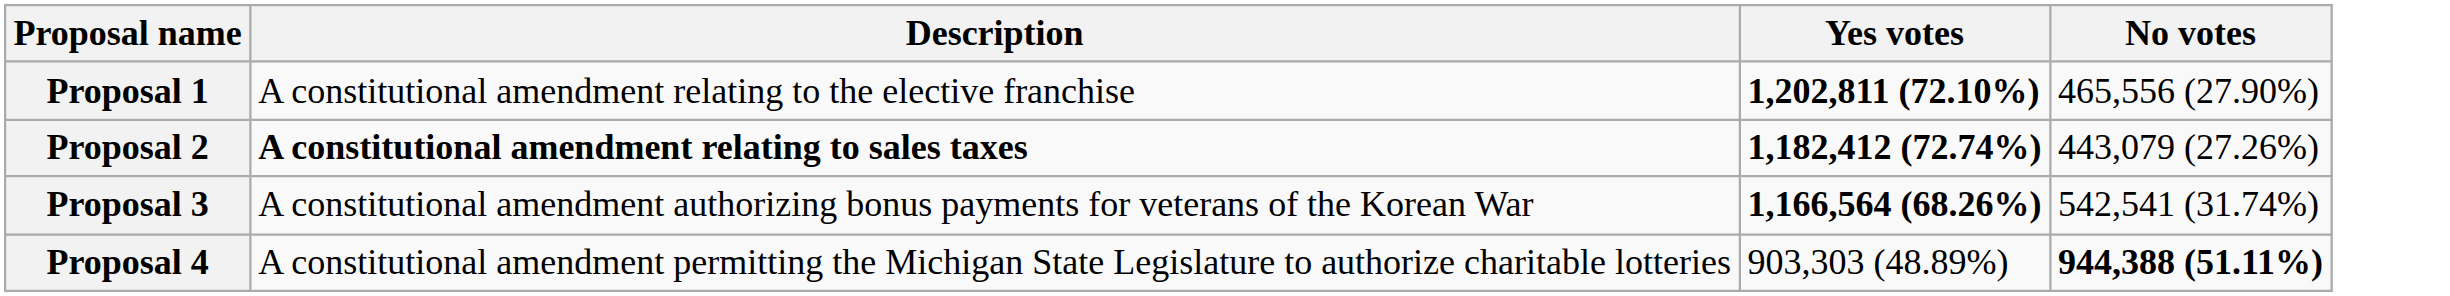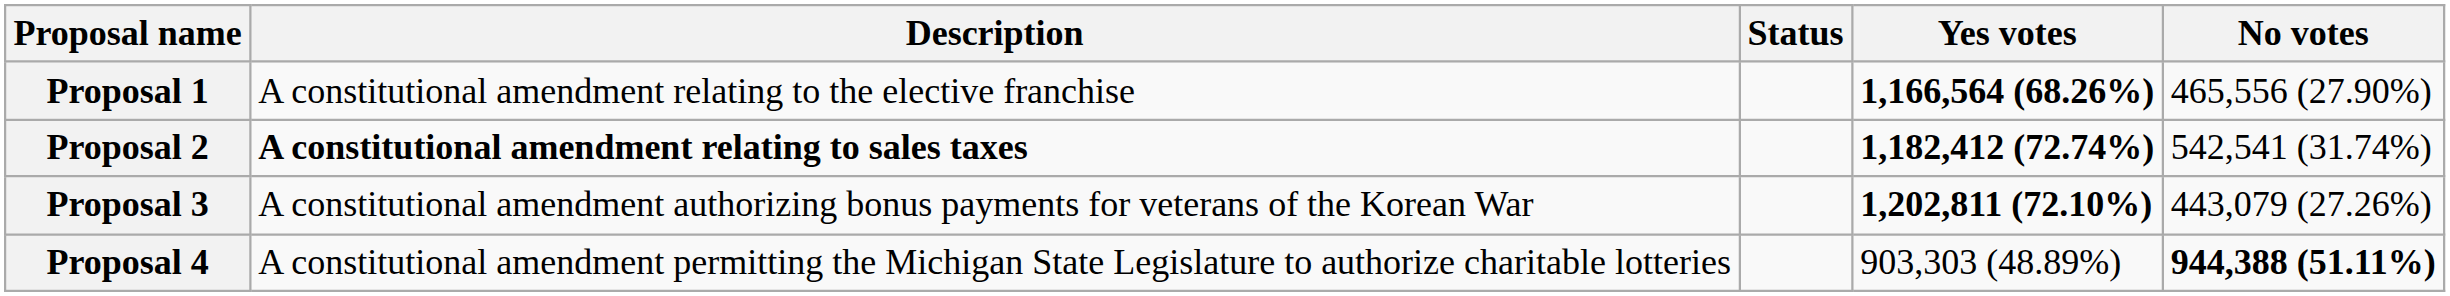+ column: (1796, 33)
(1894, 90) 1,202,811 (72.10%) -> (2007, 90) 1,166,564 (68.26%)
(2189, 147) 443,079 (27.26%) -> (2301, 147) 542,541 (31.74%)
(1895, 204) 1,166,564 (68.26%) -> (2006, 204) 1,202,811 (72.10%)
(2189, 204) 542,541 (31.74%) -> (2301, 204) 443,079 (27.26%)
